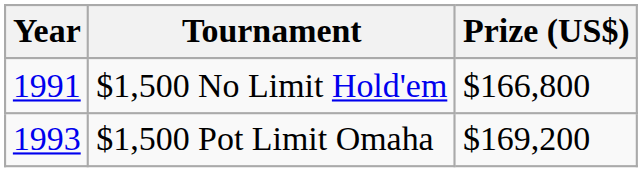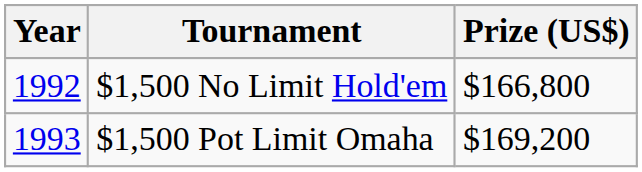(47, 85) 1991 -> (47, 85) 1992
